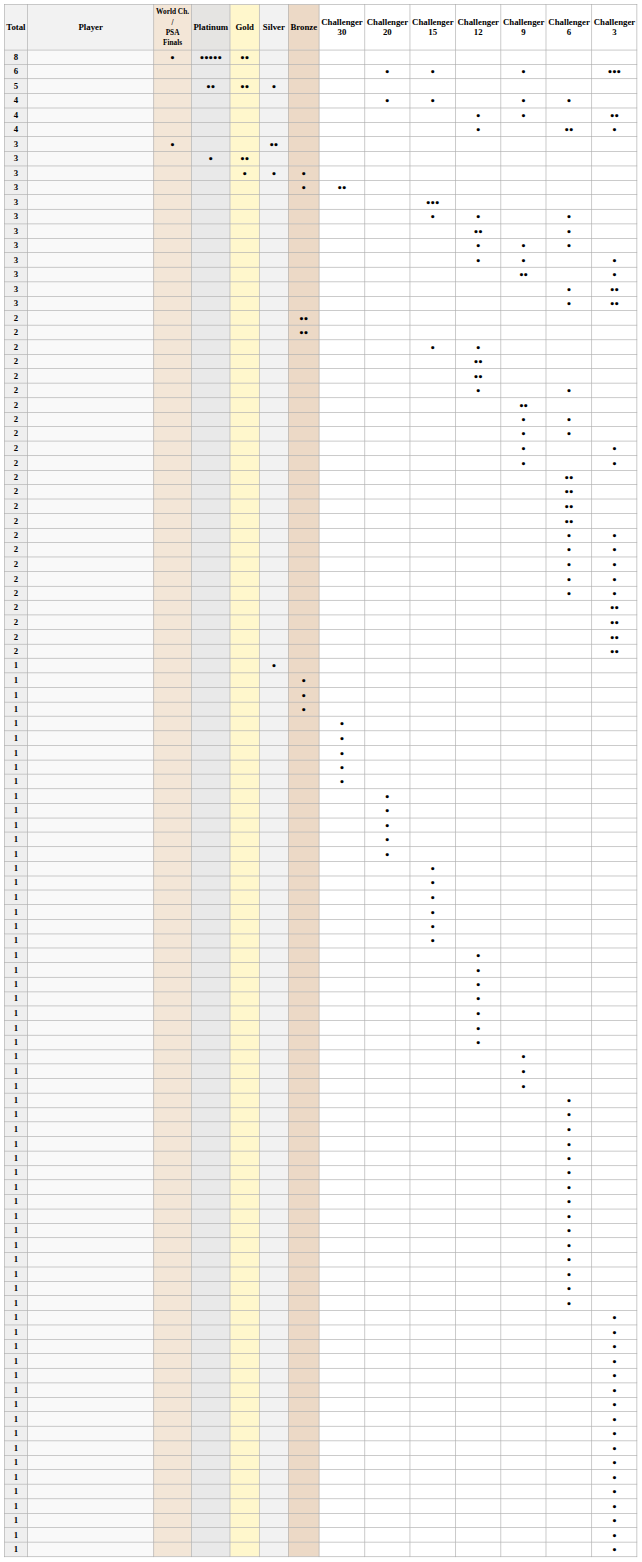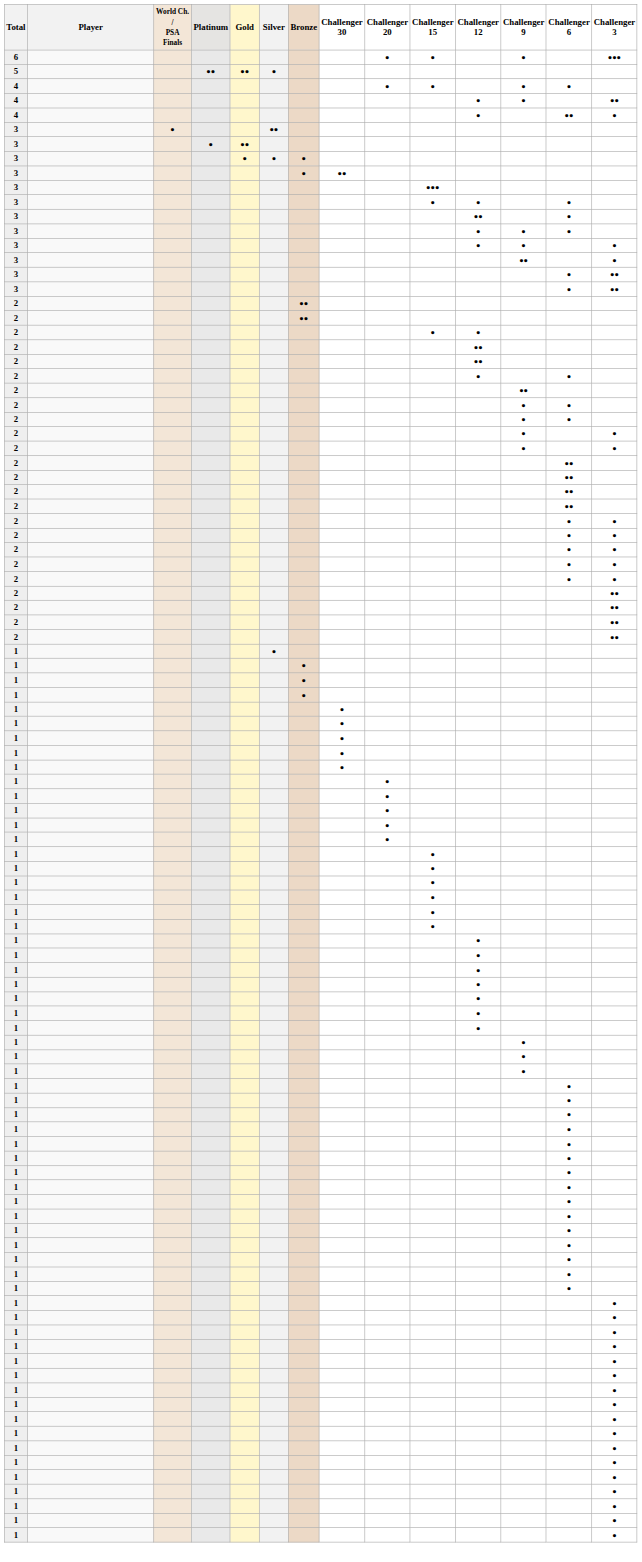- row: (16, 57)
